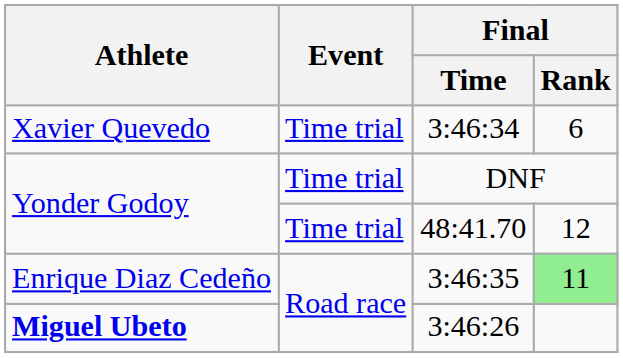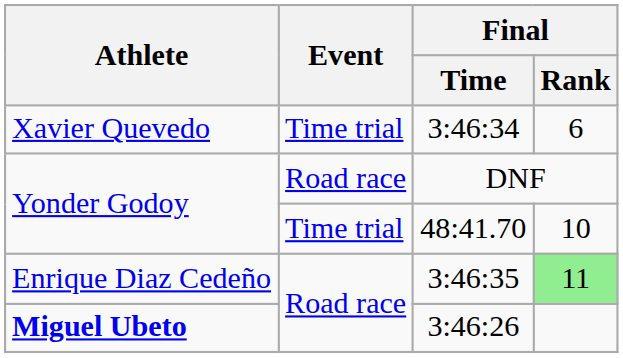(344, 178) Time trial -> (346, 178) Road race
(576, 228) 12 -> (576, 228) 10
